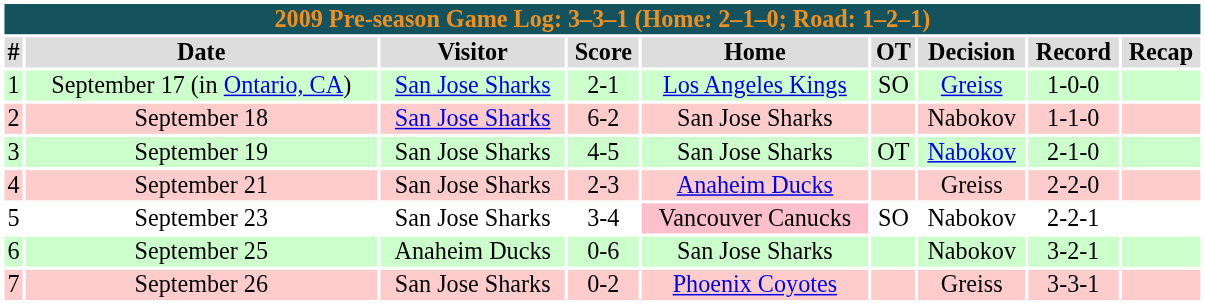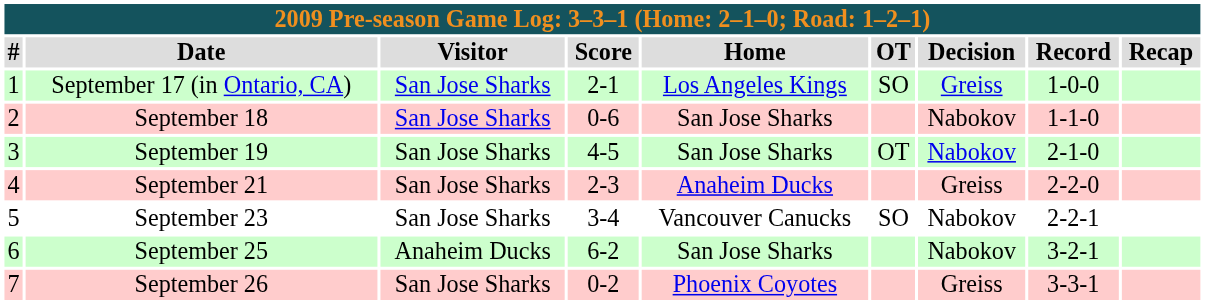(603, 118) 6-2 -> (603, 118) 0-6
(755, 218) pink background -> (755, 218) no background
(603, 251) 0-6 -> (603, 251) 6-2
